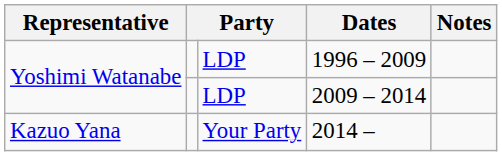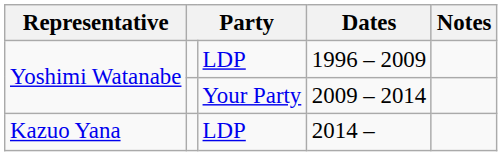(224, 95) LDP -> (252, 95) Your Party
(252, 131) Your Party -> (224, 131) LDP
